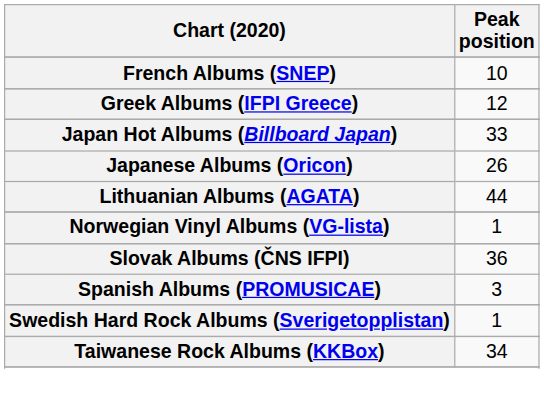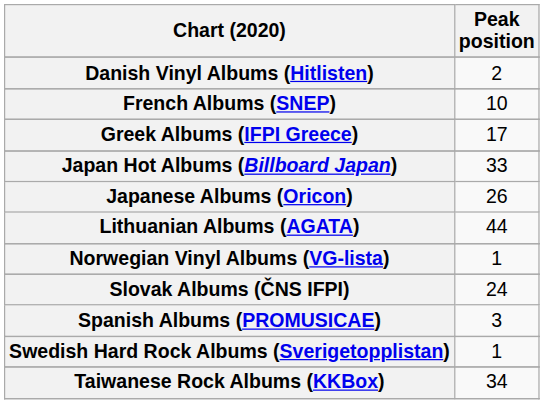+ row: (229, 72)
(497, 103) 12 -> (497, 134) 17
(497, 258) 36 -> (497, 289) 24
